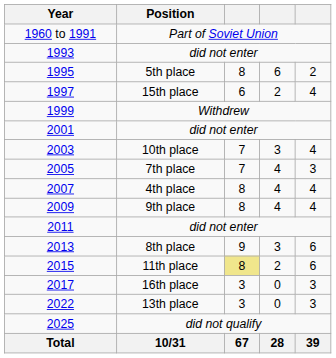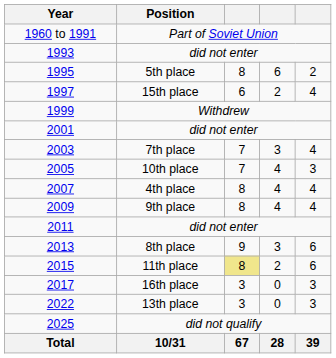(170, 150) 10th place -> (170, 150) 7th place
(170, 169) 7th place -> (170, 169) 10th place
